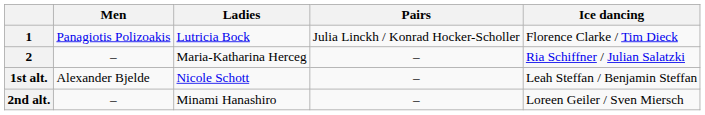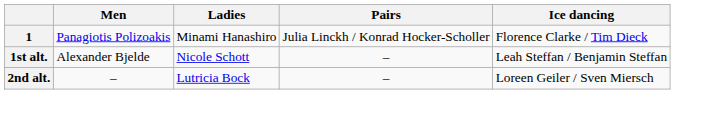(213, 36) Lutricia Bock -> (226, 36) Minami Hanashiro
- row: (29, 57)
(226, 99) Minami Hanashiro -> (213, 78) Lutricia Bock
